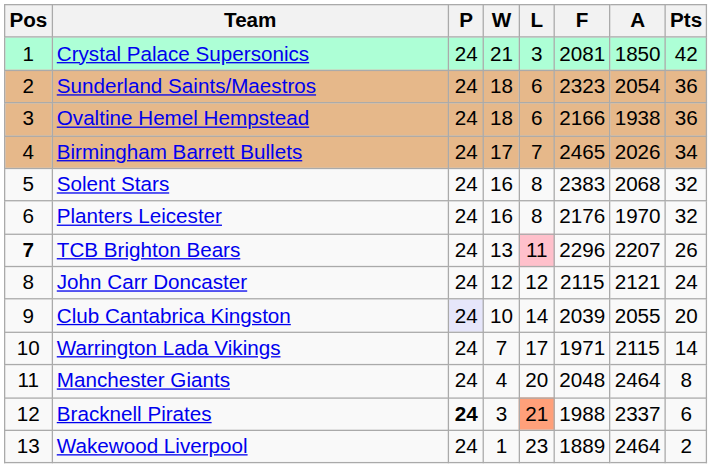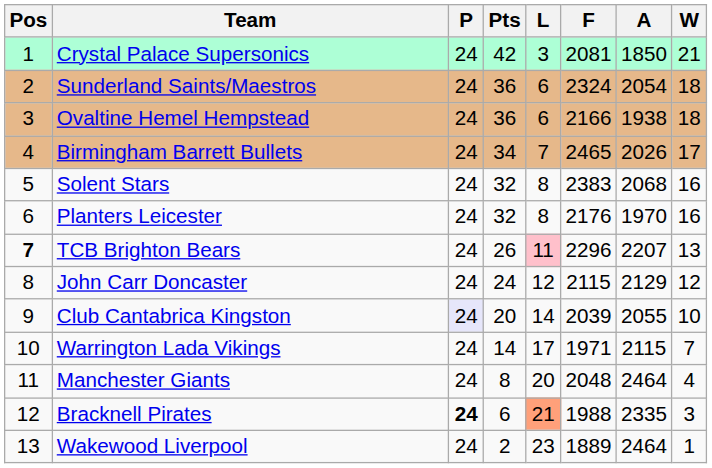columns swapped: (501, 20) <-> (686, 20)
(582, 86) 2323 -> (589, 86) 2324
(638, 282) 2121 -> (644, 282) 2129
(638, 413) 2337 -> (644, 413) 2335
